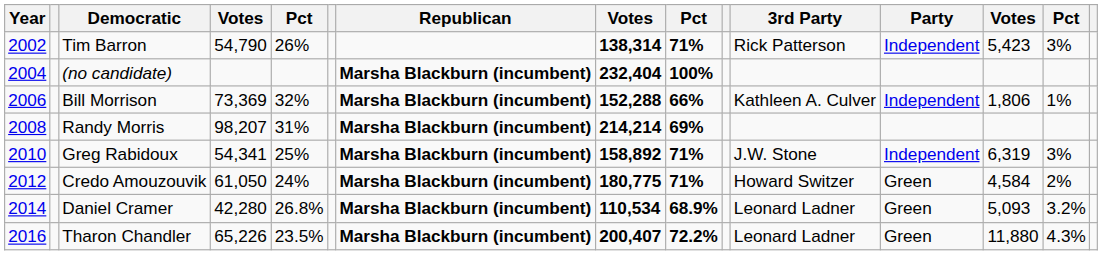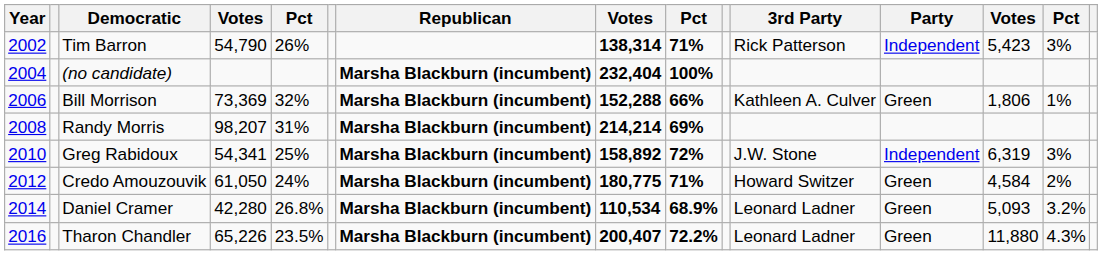(932, 100) Independent -> (908, 100) Green
(686, 154) 71% -> (686, 154) 72%
